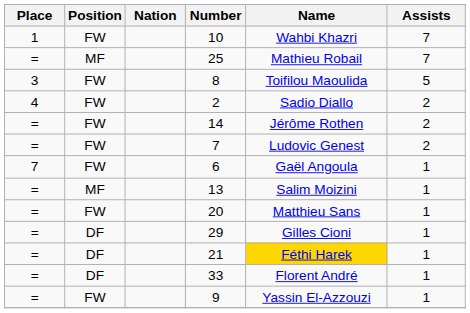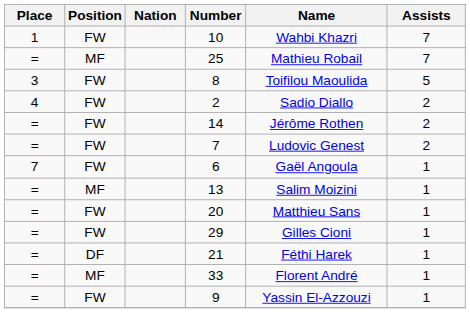(95, 232) DF -> (95, 232) FW
(317, 254) gold background -> (317, 254) no background
(95, 275) DF -> (95, 275) MF
